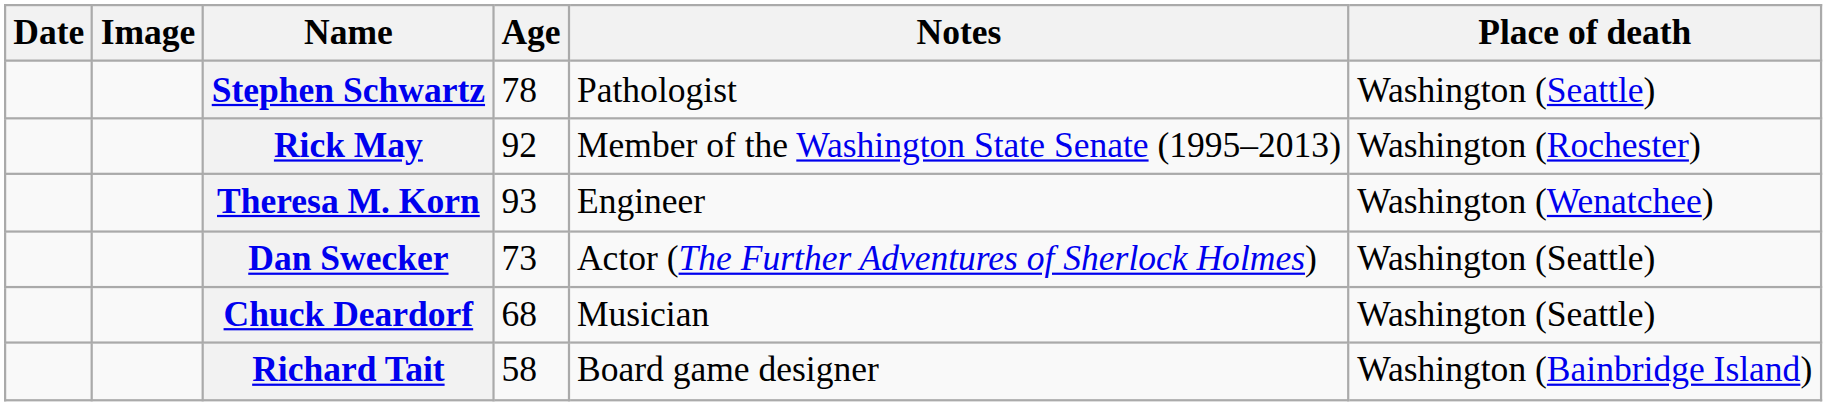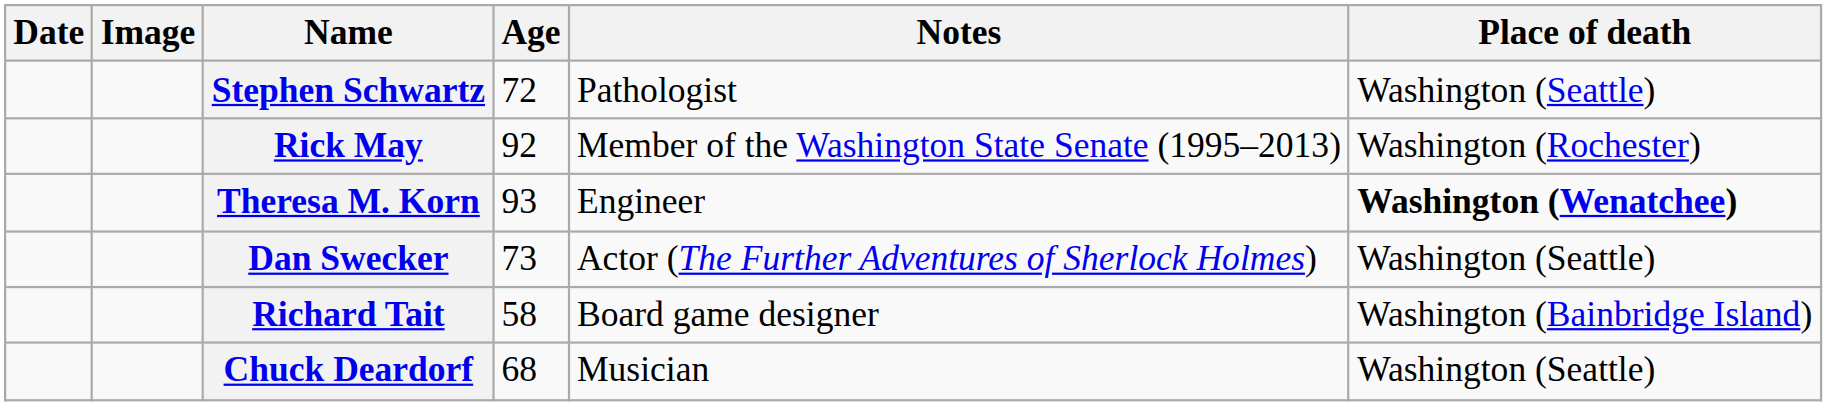(519, 88) 78 -> (519, 88) 72
(1535, 201) normal -> (1547, 201) bold
rows swapped: (348, 370) <-> (348, 314)
